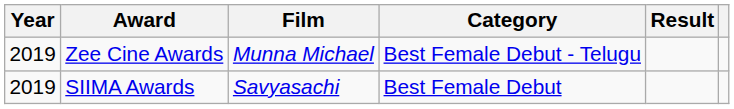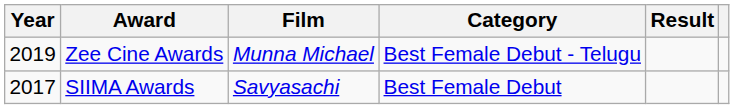(33, 86) 2019 -> (33, 86) 2017
